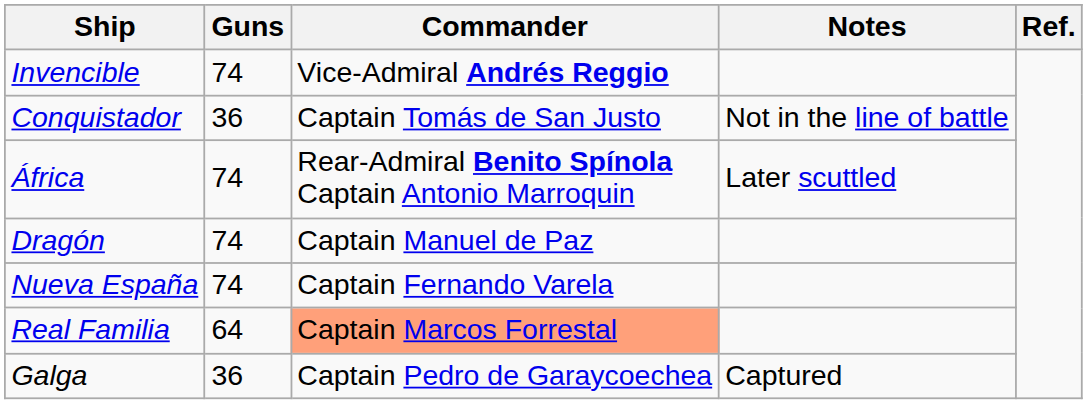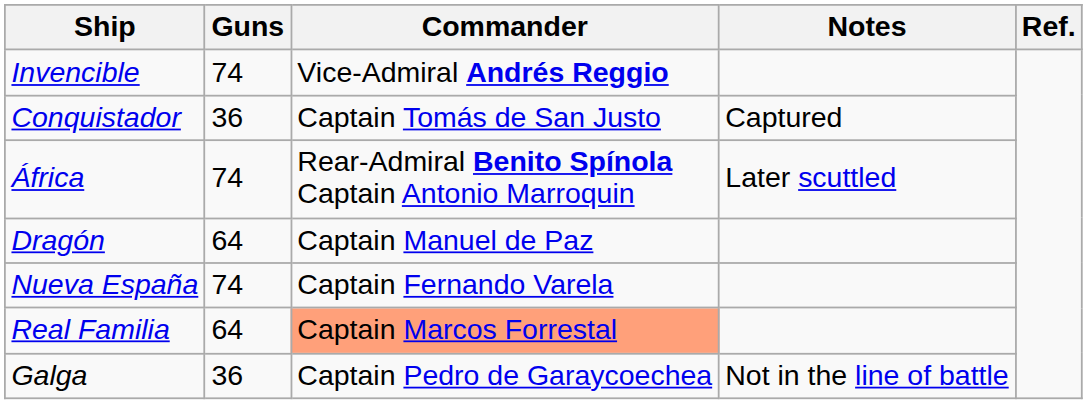(867, 117) Not in the line of battle -> (784, 117) Captured
(227, 239) 74 -> (227, 239) 64
(784, 375) Captured -> (867, 375) Not in the line of battle
